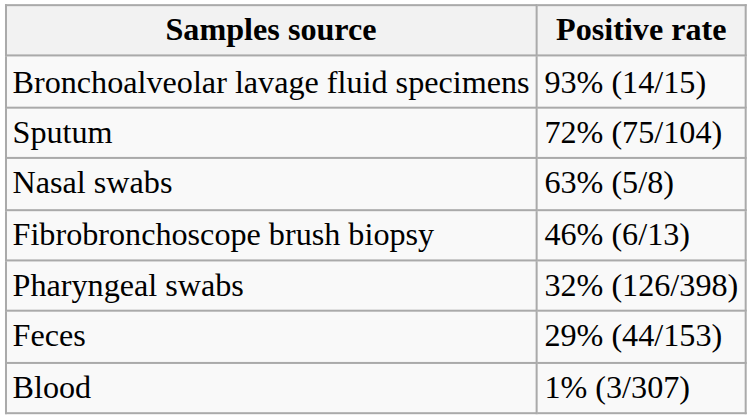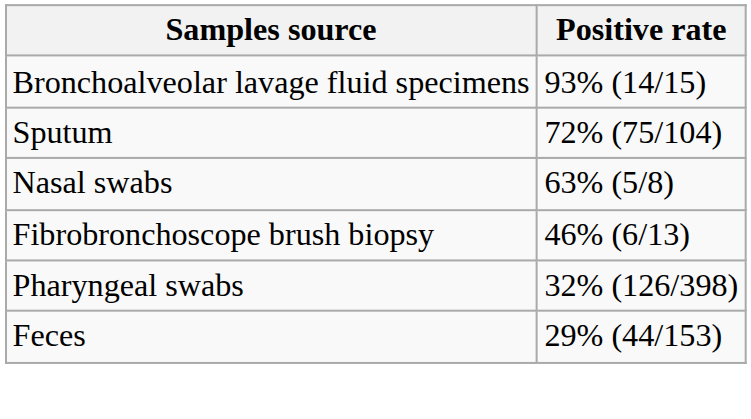- row: (52, 387)
